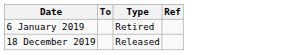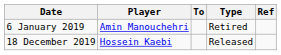+ column: (144, 12)
